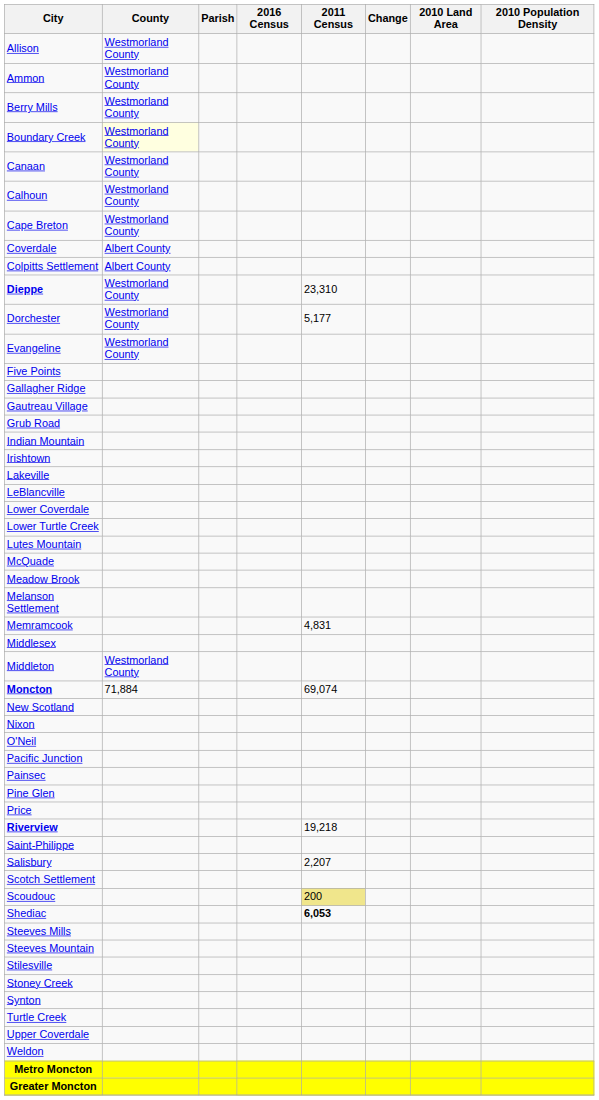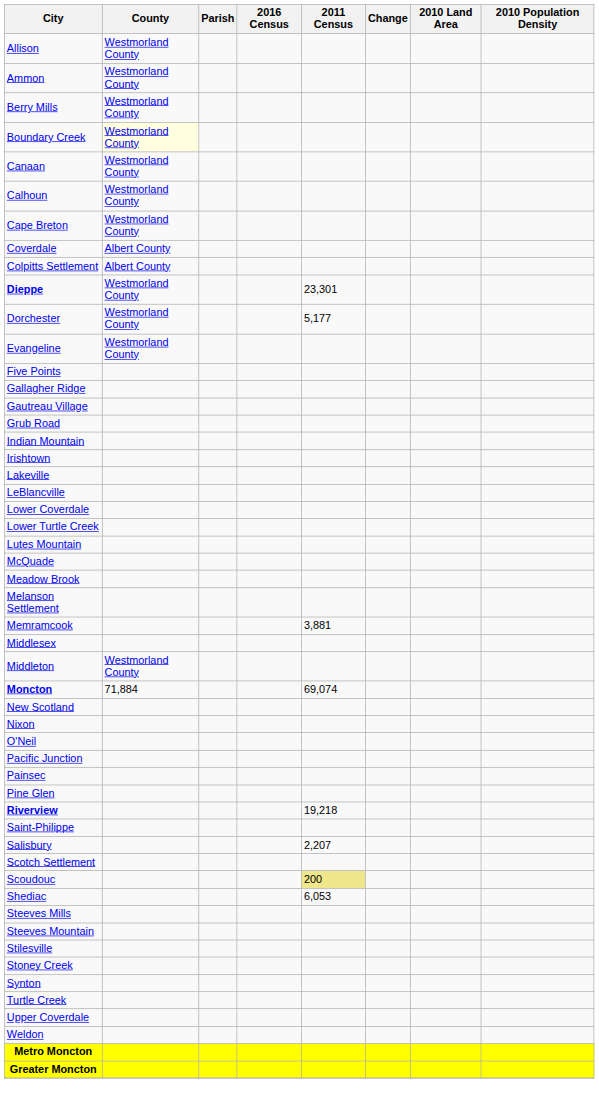(321, 289) 23,310 -> (321, 289) 23,301
(318, 625) 4,831 -> (318, 625) 3,881
- row: (19, 810)
(318, 914) bold -> (318, 896) normal
